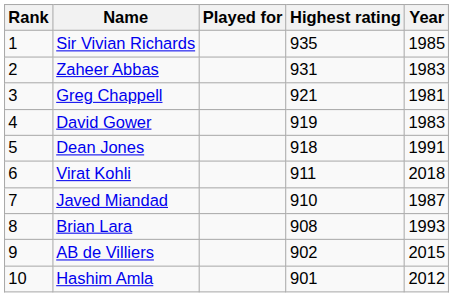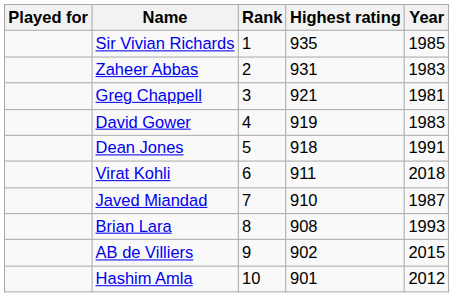columns swapped: (28, 17) <-> (243, 17)
